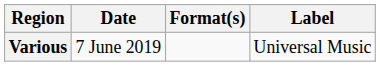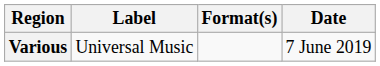columns swapped: (118, 18) <-> (312, 18)
